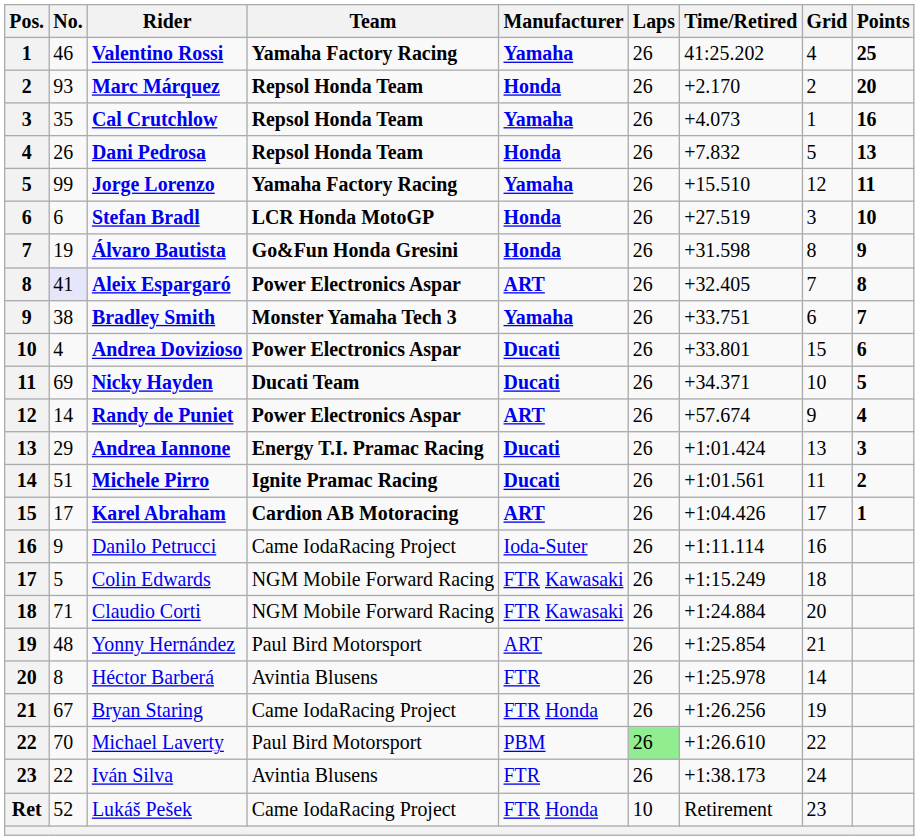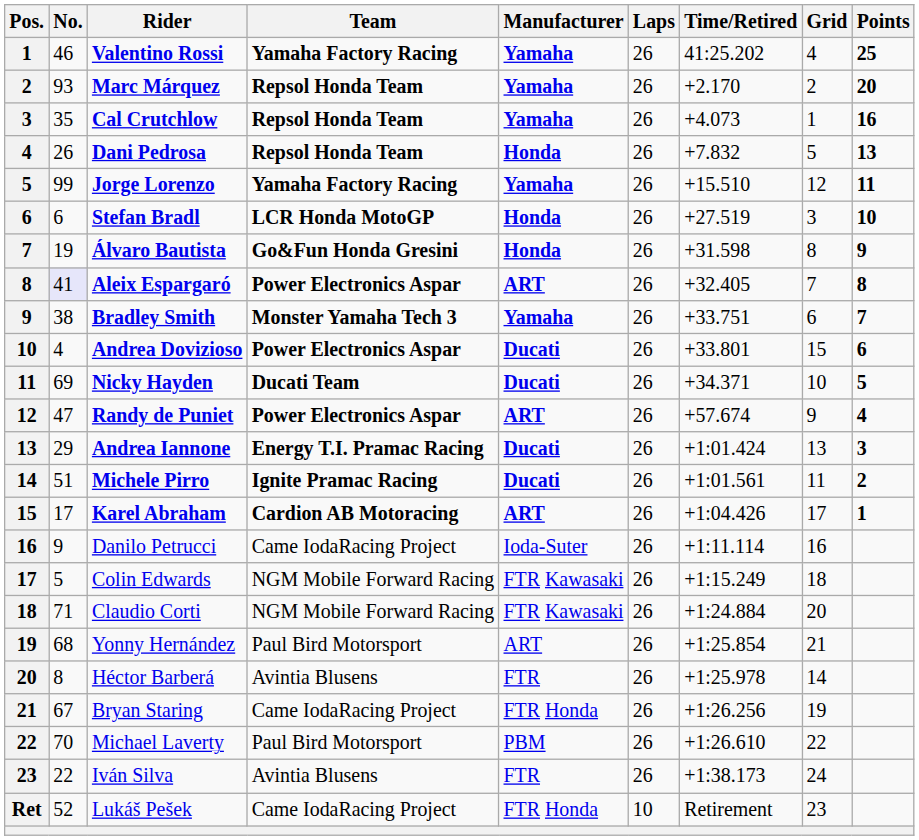(532, 86) Honda -> (538, 86) Yamaha
(63, 415) 14 -> (63, 415) 47
(63, 644) 48 -> (63, 644) 68
(643, 743) lightgreen background -> (643, 743) no background
